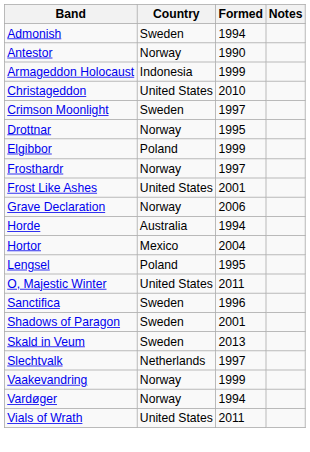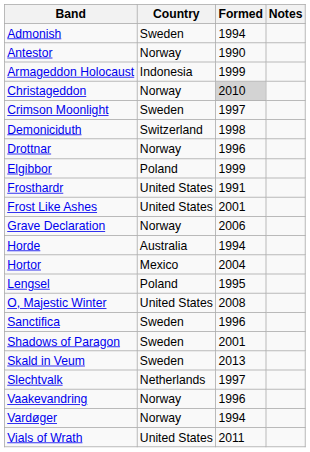(176, 91) United States -> (160, 91) Norway
(232, 91) no background -> (232, 91) lightgrey background
+ row: (44, 130)
(232, 130) 1995 -> (232, 149) 1996
(160, 168) Norway -> (176, 187) United States
(232, 168) 1997 -> (232, 187) 1991
(232, 284) 2011 -> (232, 303) 2008
(232, 380) 1999 -> (232, 399) 1996
